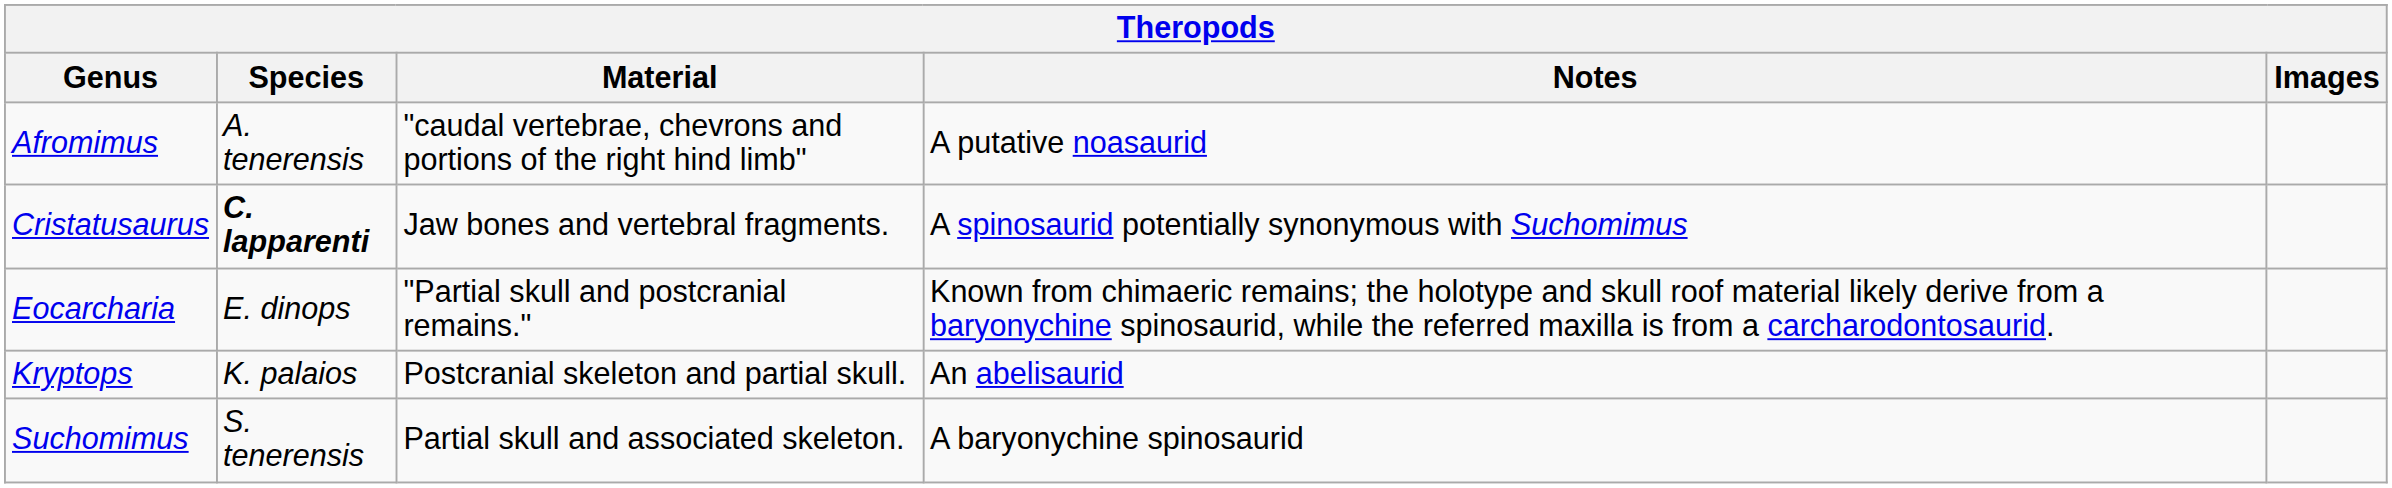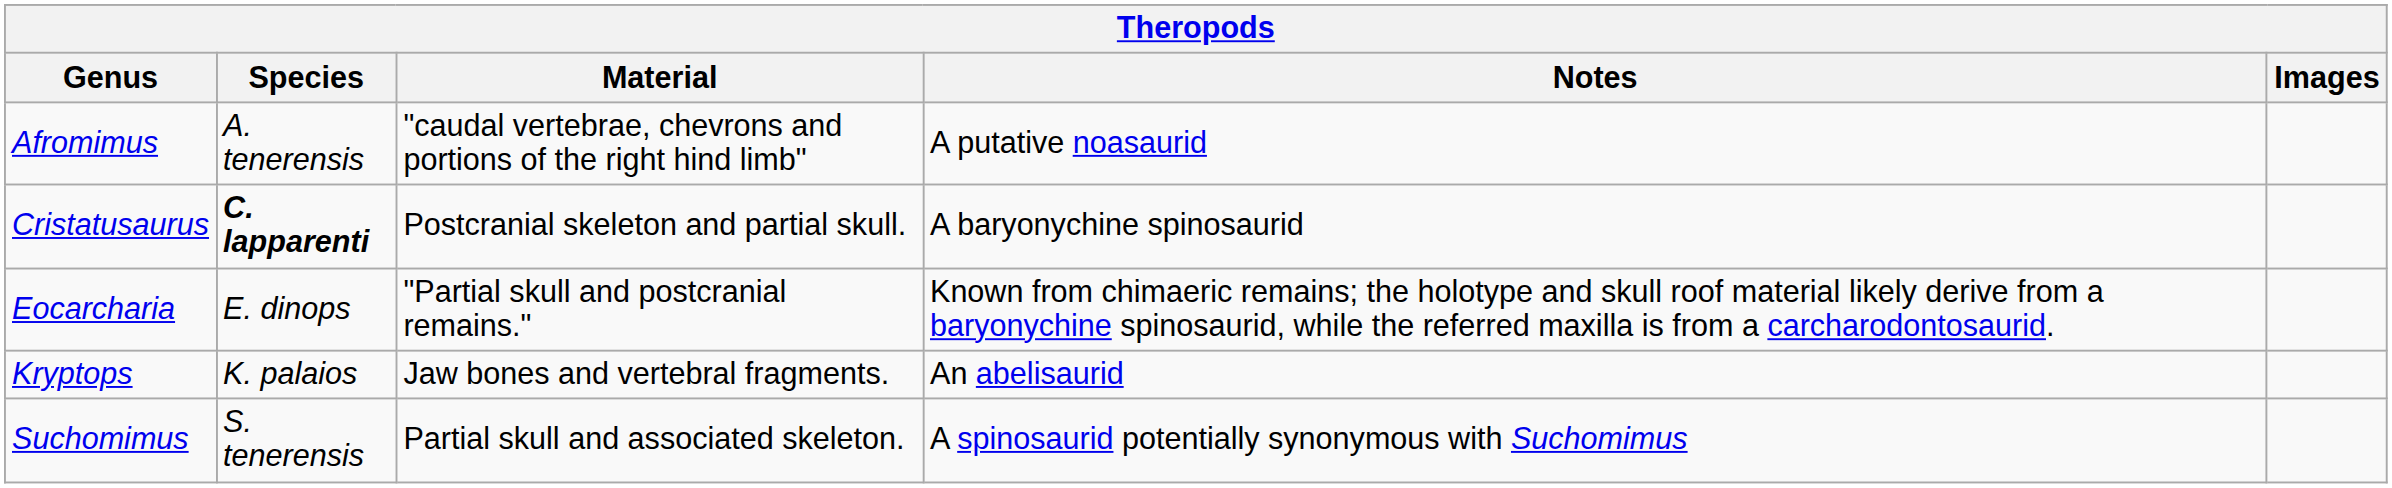(646, 225) Jaw bones and vertebral fragments. -> (655, 225) Postcranial skeleton and partial skull.
(1309, 225) A spinosaurid potentially synonymous with Suchomimus -> (1117, 225) A baryonychine spinosaurid
(655, 374) Postcranial skeleton and partial skull. -> (646, 374) Jaw bones and vertebral fragments.
(1117, 439) A baryonychine spinosaurid -> (1309, 439) A spinosaurid potentially synonymous with Suchomimus
